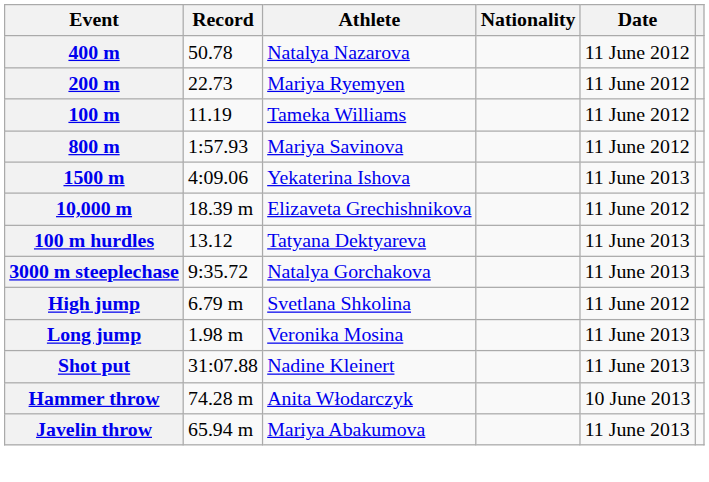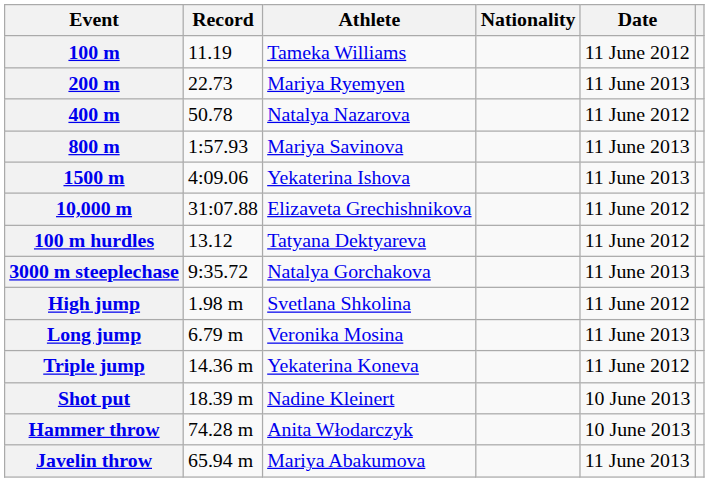rows swapped: (94, 114) <-> (94, 51)
(637, 83) 11 June 2012 -> (637, 83) 11 June 2013
(637, 146) 11 June 2012 -> (637, 146) 11 June 2013
(221, 209) 18.39 m -> (223, 209) 31:07.88
(637, 240) 11 June 2013 -> (637, 240) 11 June 2012
(216, 303) 6.79 m -> (216, 303) 1.98 m
(216, 334) 1.98 m -> (216, 334) 6.79 m
+ row: (94, 366)
(223, 366) 31:07.88 -> (221, 397) 18.39 m
(637, 366) 11 June 2013 -> (638, 397) 10 June 2013
